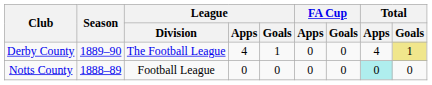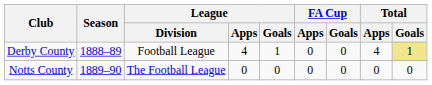(101, 51) 1889–90 -> (101, 51) 1888–89
(176, 51) The Football League -> (176, 51) Football League
(101, 70) 1888–89 -> (101, 70) 1889–90
(176, 70) Football League -> (176, 70) The Football League
(377, 70) paleturquoise background -> (377, 70) no background
